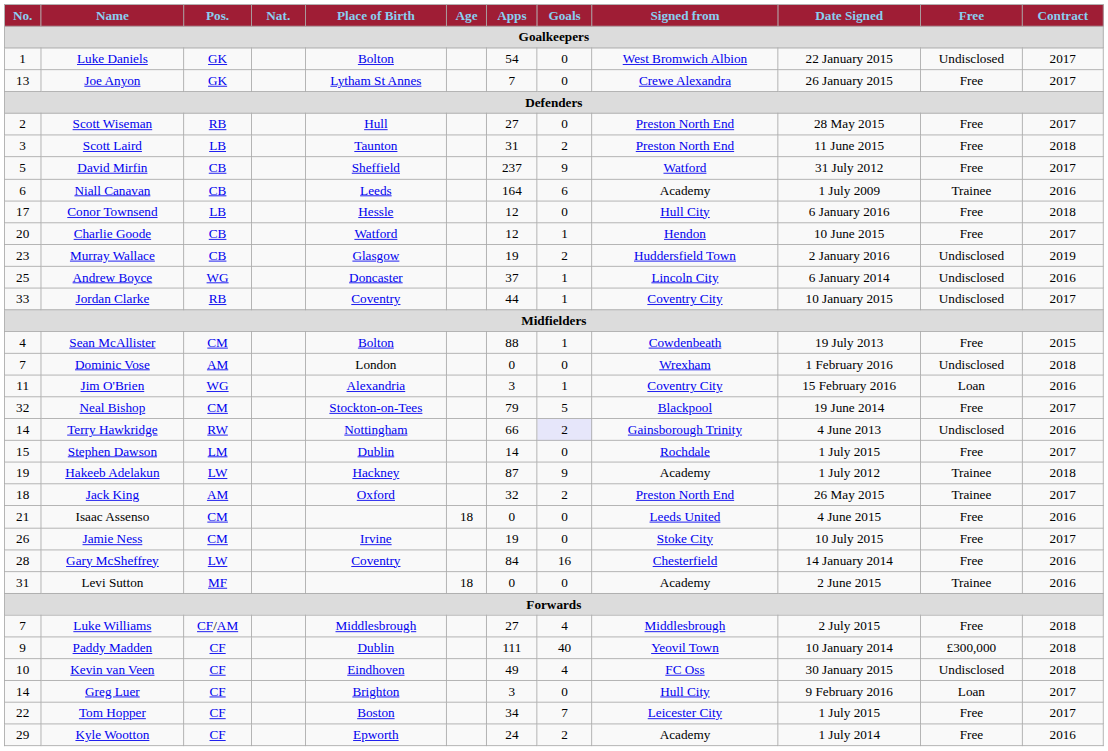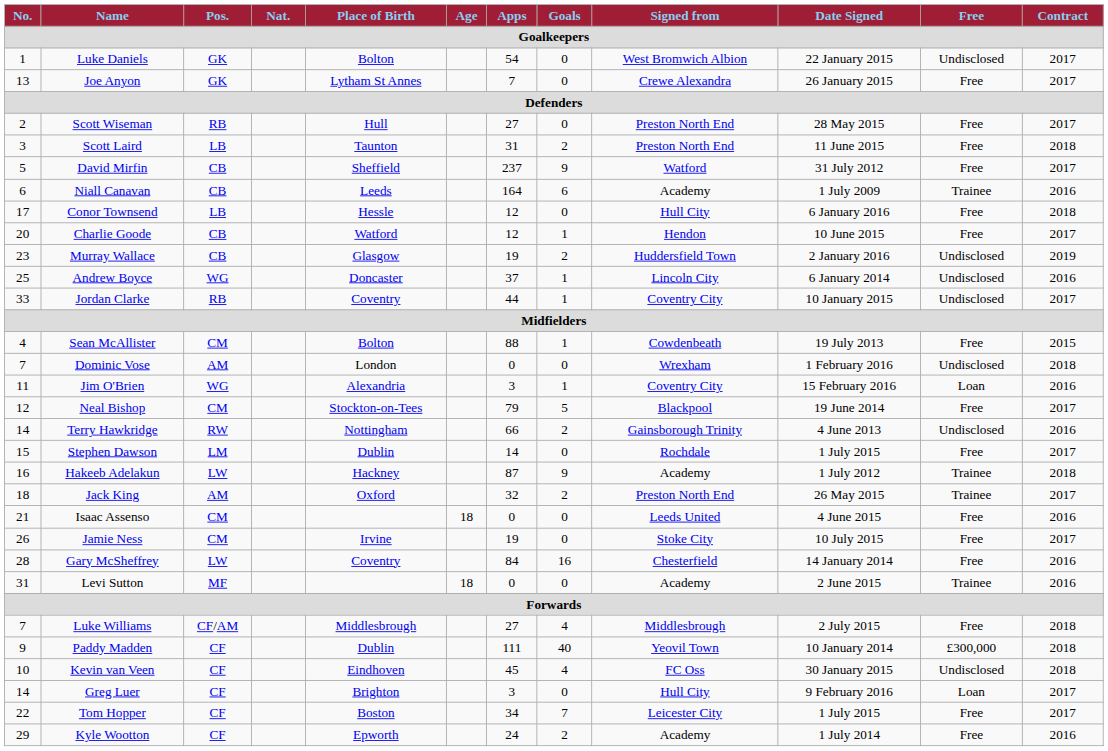(23, 408) 32 -> (23, 408) 12
(565, 429) lavender background -> (565, 429) no background
(23, 473) 19 -> (23, 473) 16
(512, 669) 49 -> (512, 669) 45
